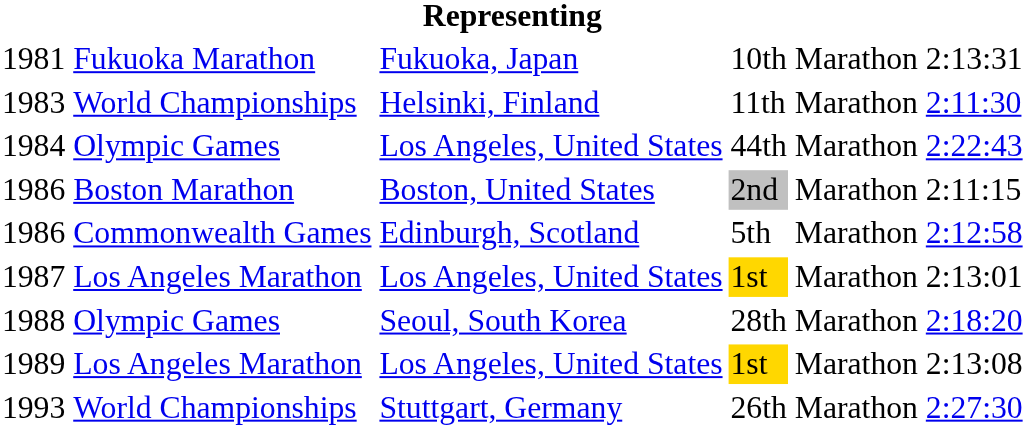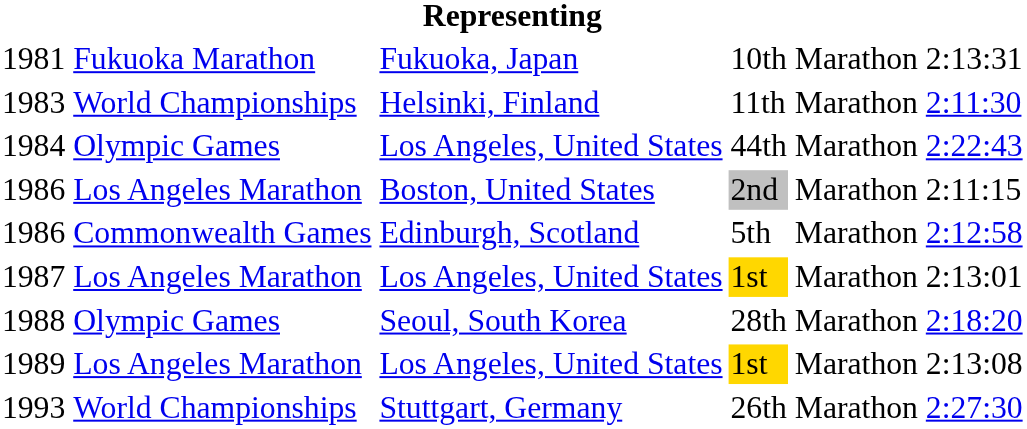(184, 189) Boston Marathon -> (218, 189) Los Angeles Marathon
